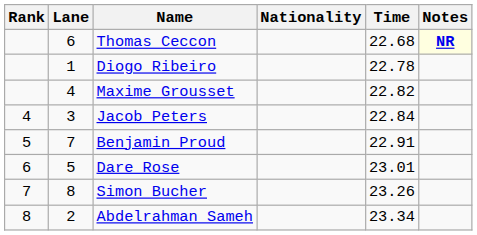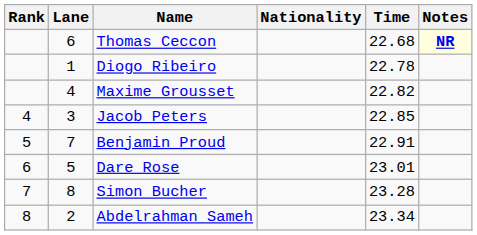(392, 117) 22.84 -> (392, 117) 22.85
(392, 192) 23.26 -> (392, 192) 23.28
